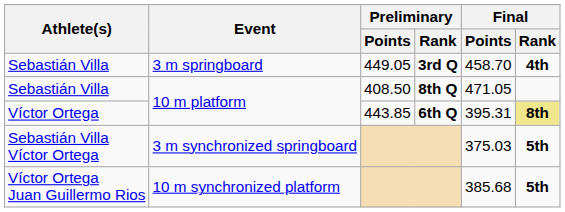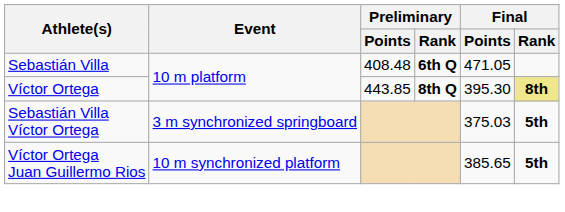- row: (58, 65)
(387, 89) 408.50 -> (387, 65) 408.48
(438, 89) 8th Q -> (437, 65) 6th Q
(438, 113) 6th Q -> (437, 89) 8th Q
(488, 113) 395.31 -> (487, 89) 395.30
(488, 187) 385.68 -> (487, 163) 385.65
